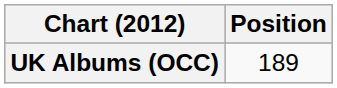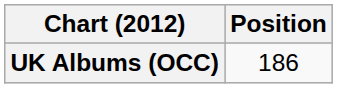(279, 62) 189 -> (279, 62) 186
